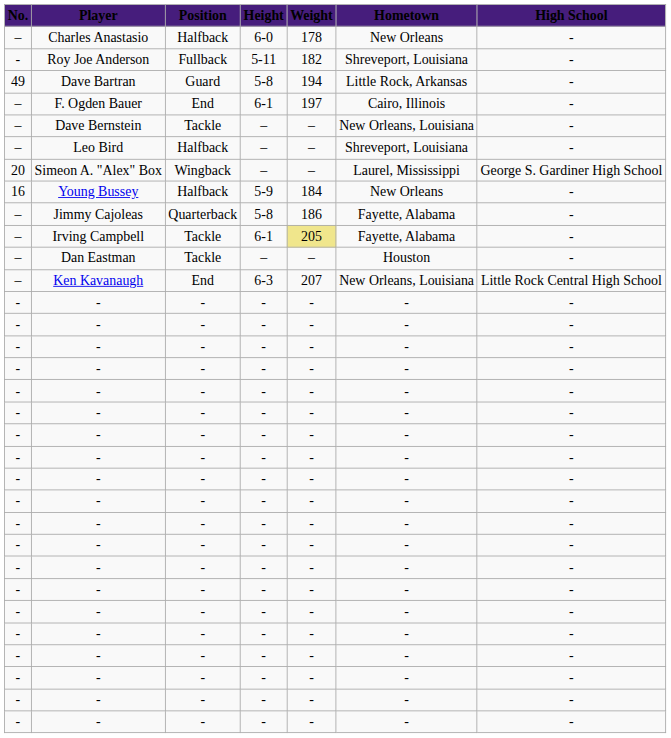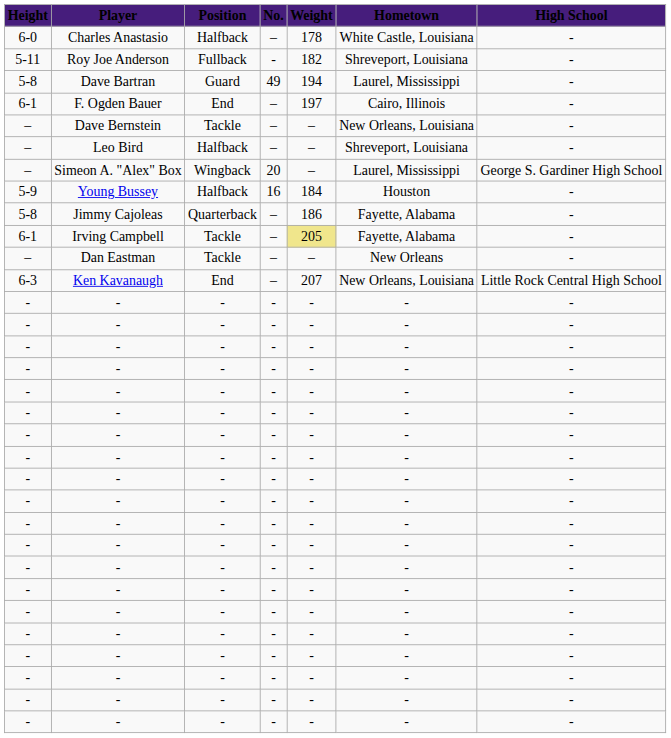columns swapped: (18, 15) <-> (264, 15)
(407, 37) New Orleans -> (407, 37) White Castle, Louisiana
(407, 81) Little Rock, Arkansas -> (407, 81) Laurel, Mississippi
(407, 192) New Orleans -> (407, 192) Houston
(407, 258) Houston -> (407, 258) New Orleans
